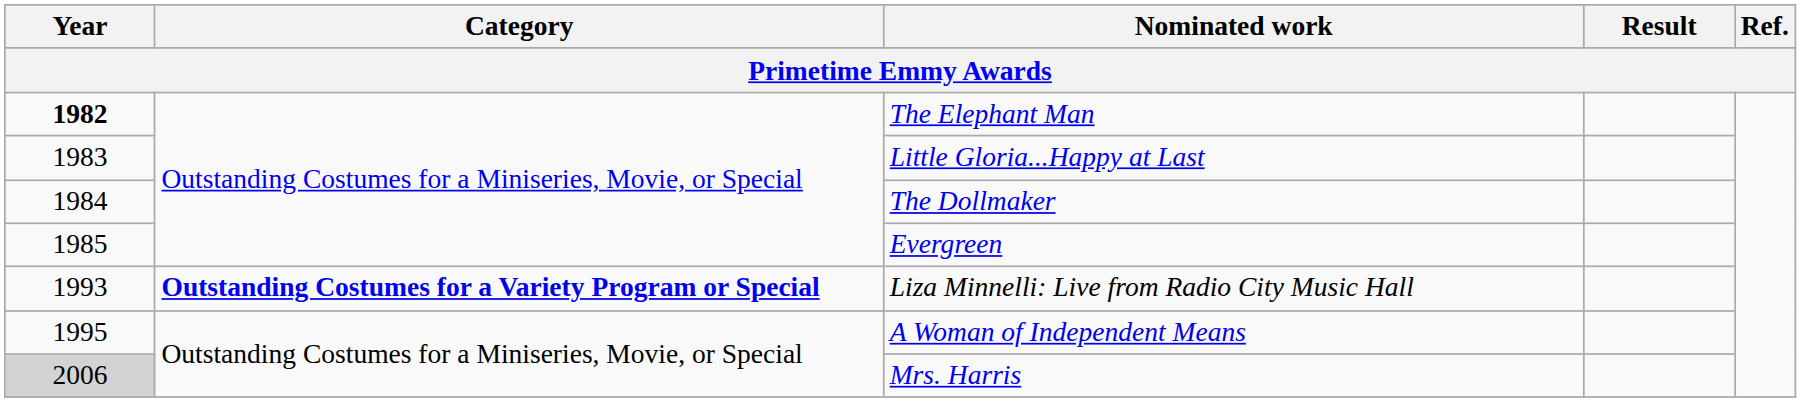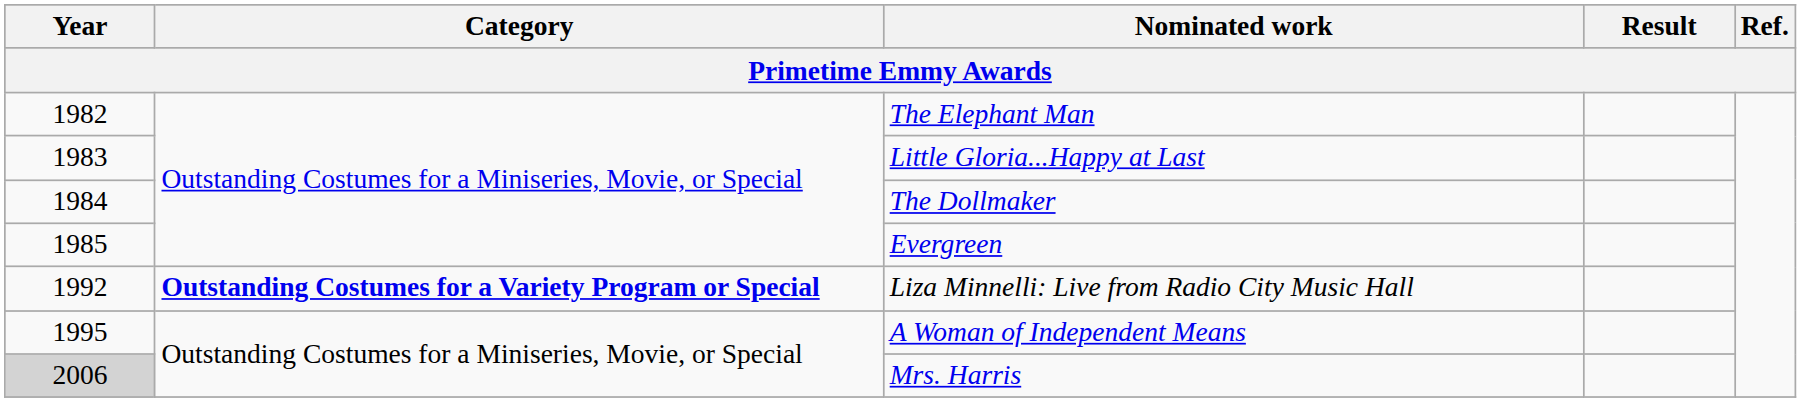(80, 113) bold -> (80, 113) normal
(80, 288) 1993 -> (80, 288) 1992
